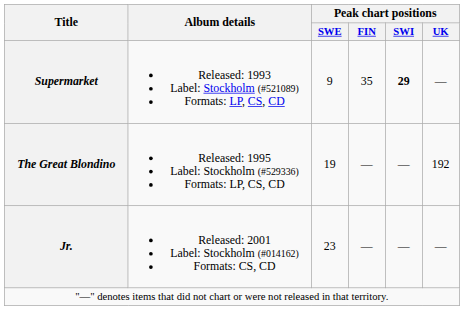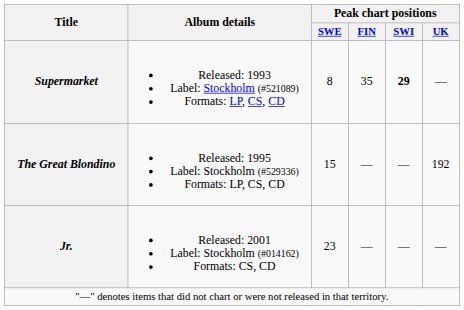(330, 82) 9 -> (330, 82) 8
(330, 164) 19 -> (330, 164) 15
